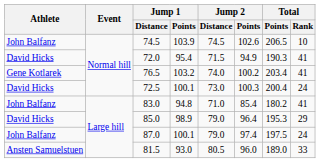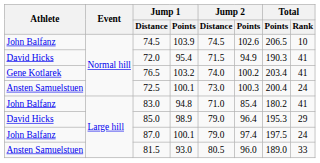(30, 88) David Hicks -> (45, 88) Ansten Samuelstuen
